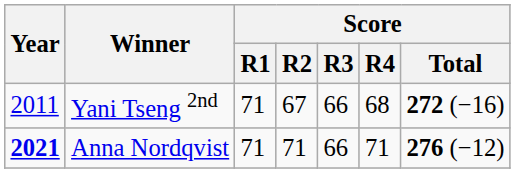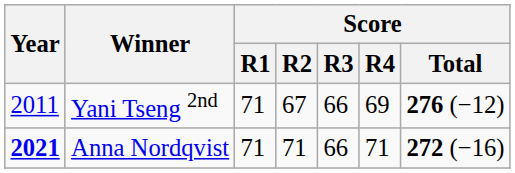(377, 105) 68 -> (377, 105) 69
(456, 105) 272 (−16) -> (456, 105) 276 (−12)
(456, 147) 276 (−12) -> (456, 147) 272 (−16)
